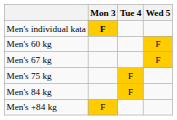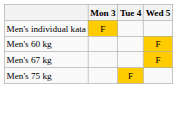(103, 28) bold -> (103, 28) normal
- row: (29, 91)
- row: (32, 107)
